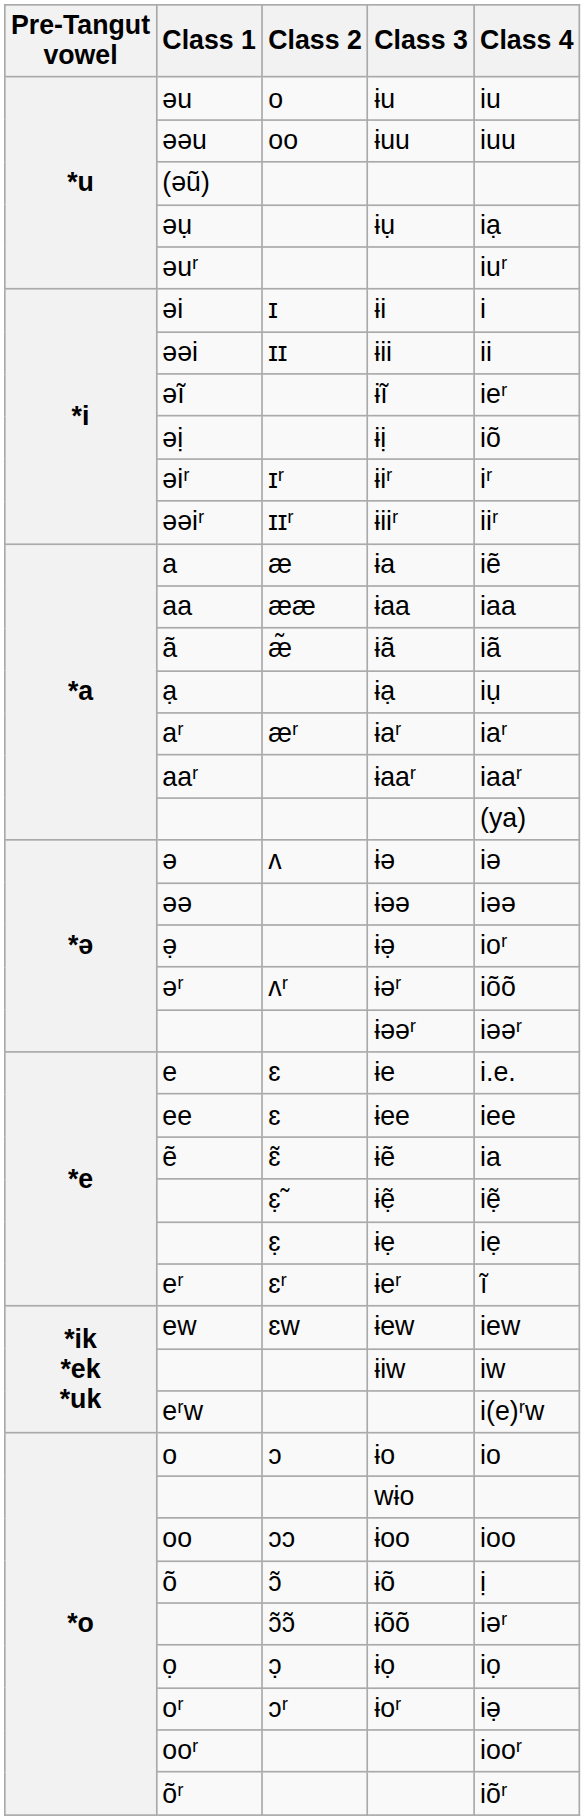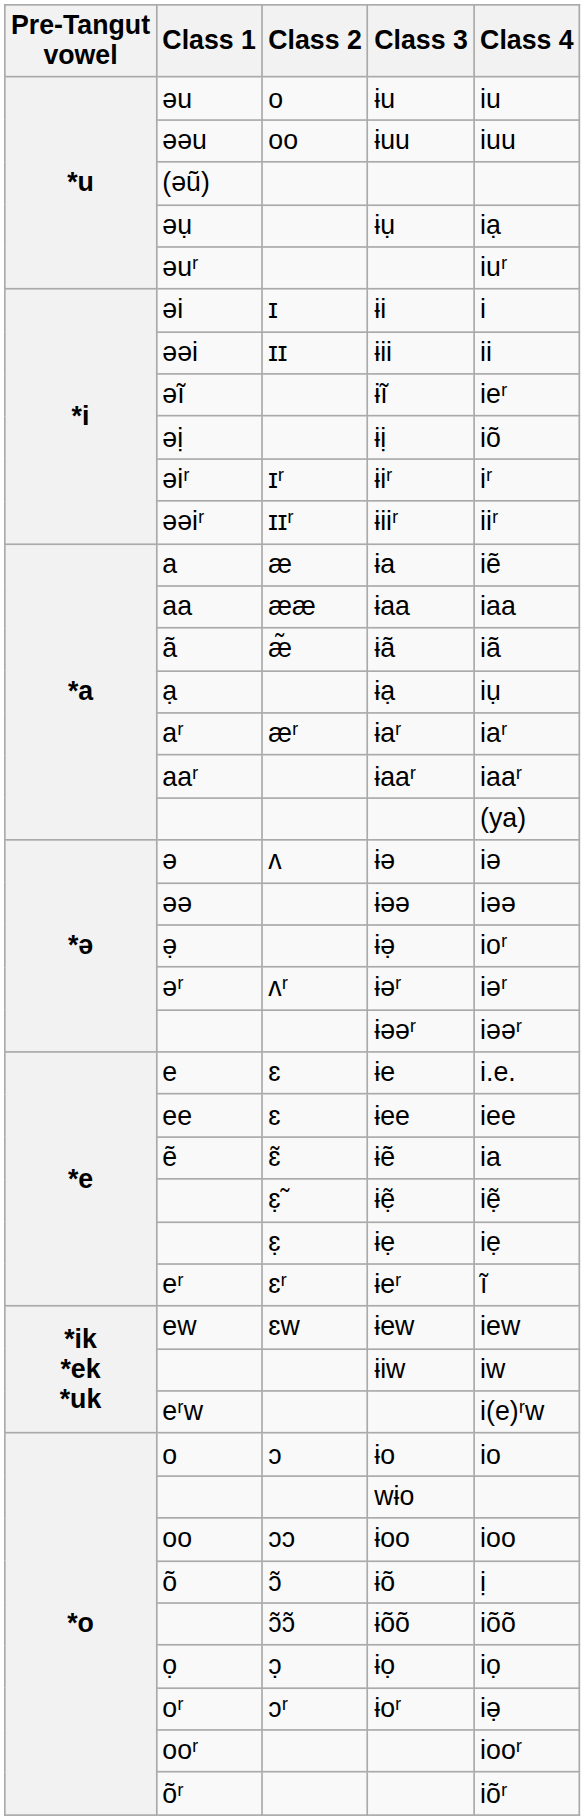(498, 988) iõõ -> (494, 988) iəʳ
(494, 1623) iəʳ -> (498, 1623) iõõ
